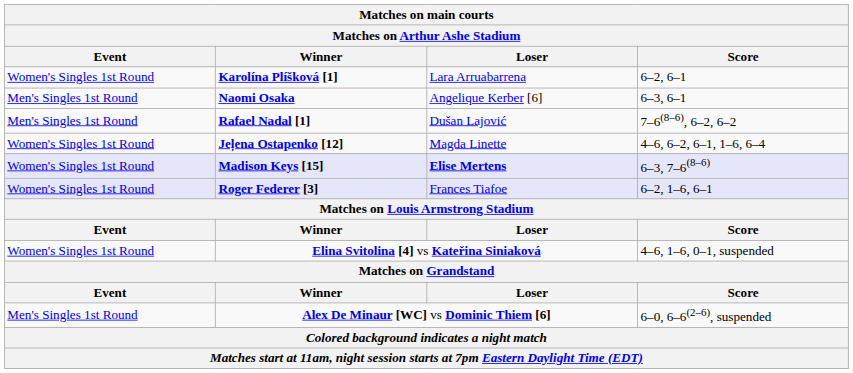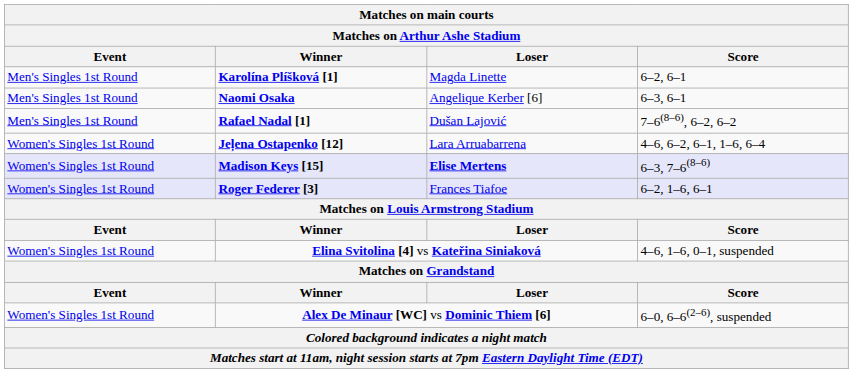(81, 77) Women's Singles 1st Round -> (73, 77) Men's Singles 1st Round
(478, 77) Lara Arruabarrena -> (468, 77) Magda Linette
(468, 143) Magda Linette -> (478, 143) Lara Arruabarrena
(73, 315) Men's Singles 1st Round -> (81, 315) Women's Singles 1st Round
